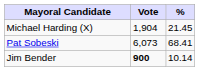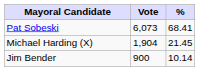rows swapped: (33, 43) <-> (50, 27)
(141, 58) bold -> (141, 58) normal
